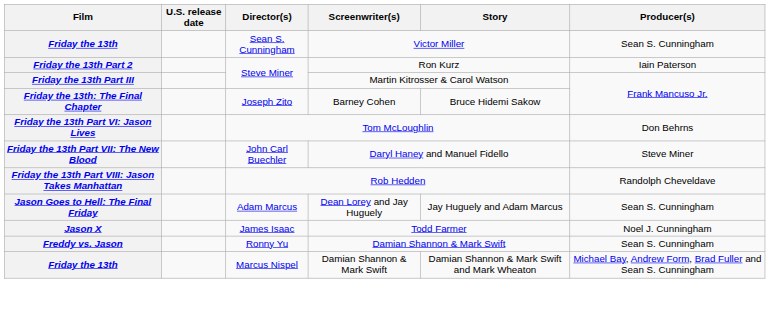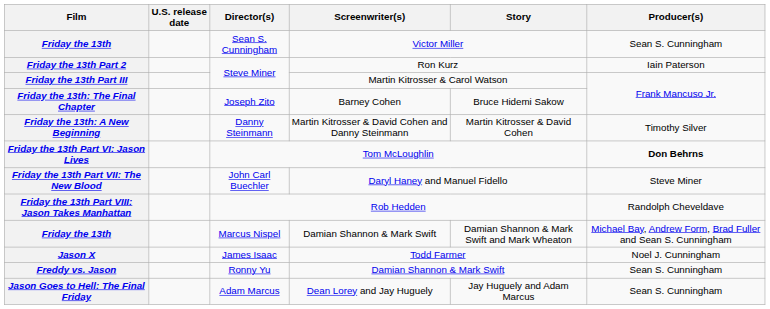+ row: (76, 128)
(667, 128) normal -> (676, 154) bold
rows swapped: (83, 207) <-> (83, 264)
